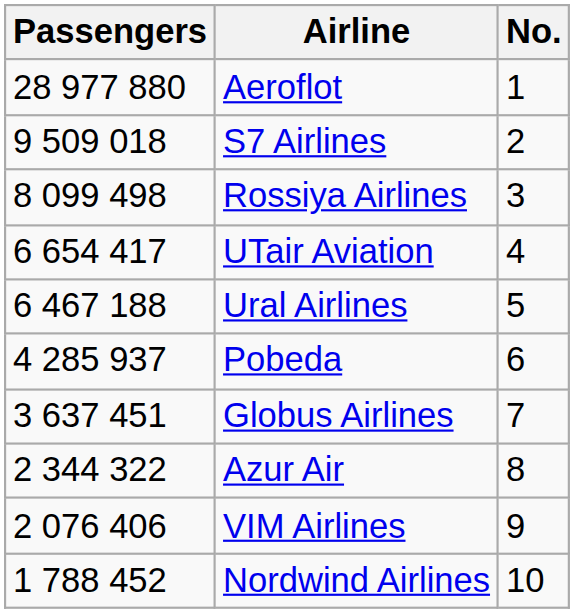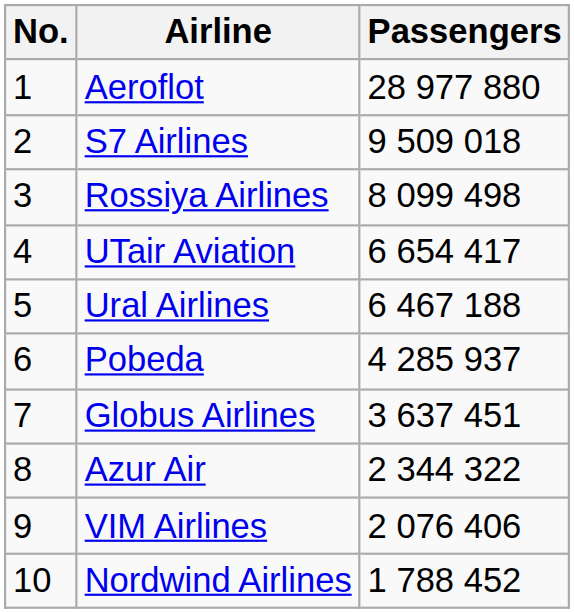columns swapped: (534, 31) <-> (110, 31)
